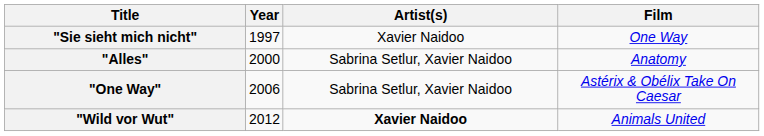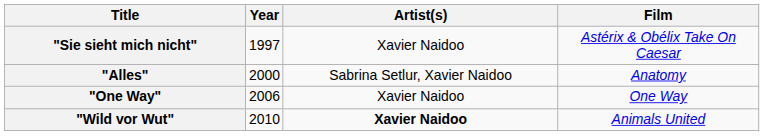(658, 37) One Way -> (658, 45) Astérix & Obélix Take On Caesar
(421, 89) Sabrina Setlur, Xavier Naidoo -> (421, 97) Xavier Naidoo
(658, 89) Astérix & Obélix Take On Caesar -> (658, 97) One Way
(264, 119) 2012 -> (264, 119) 2010
